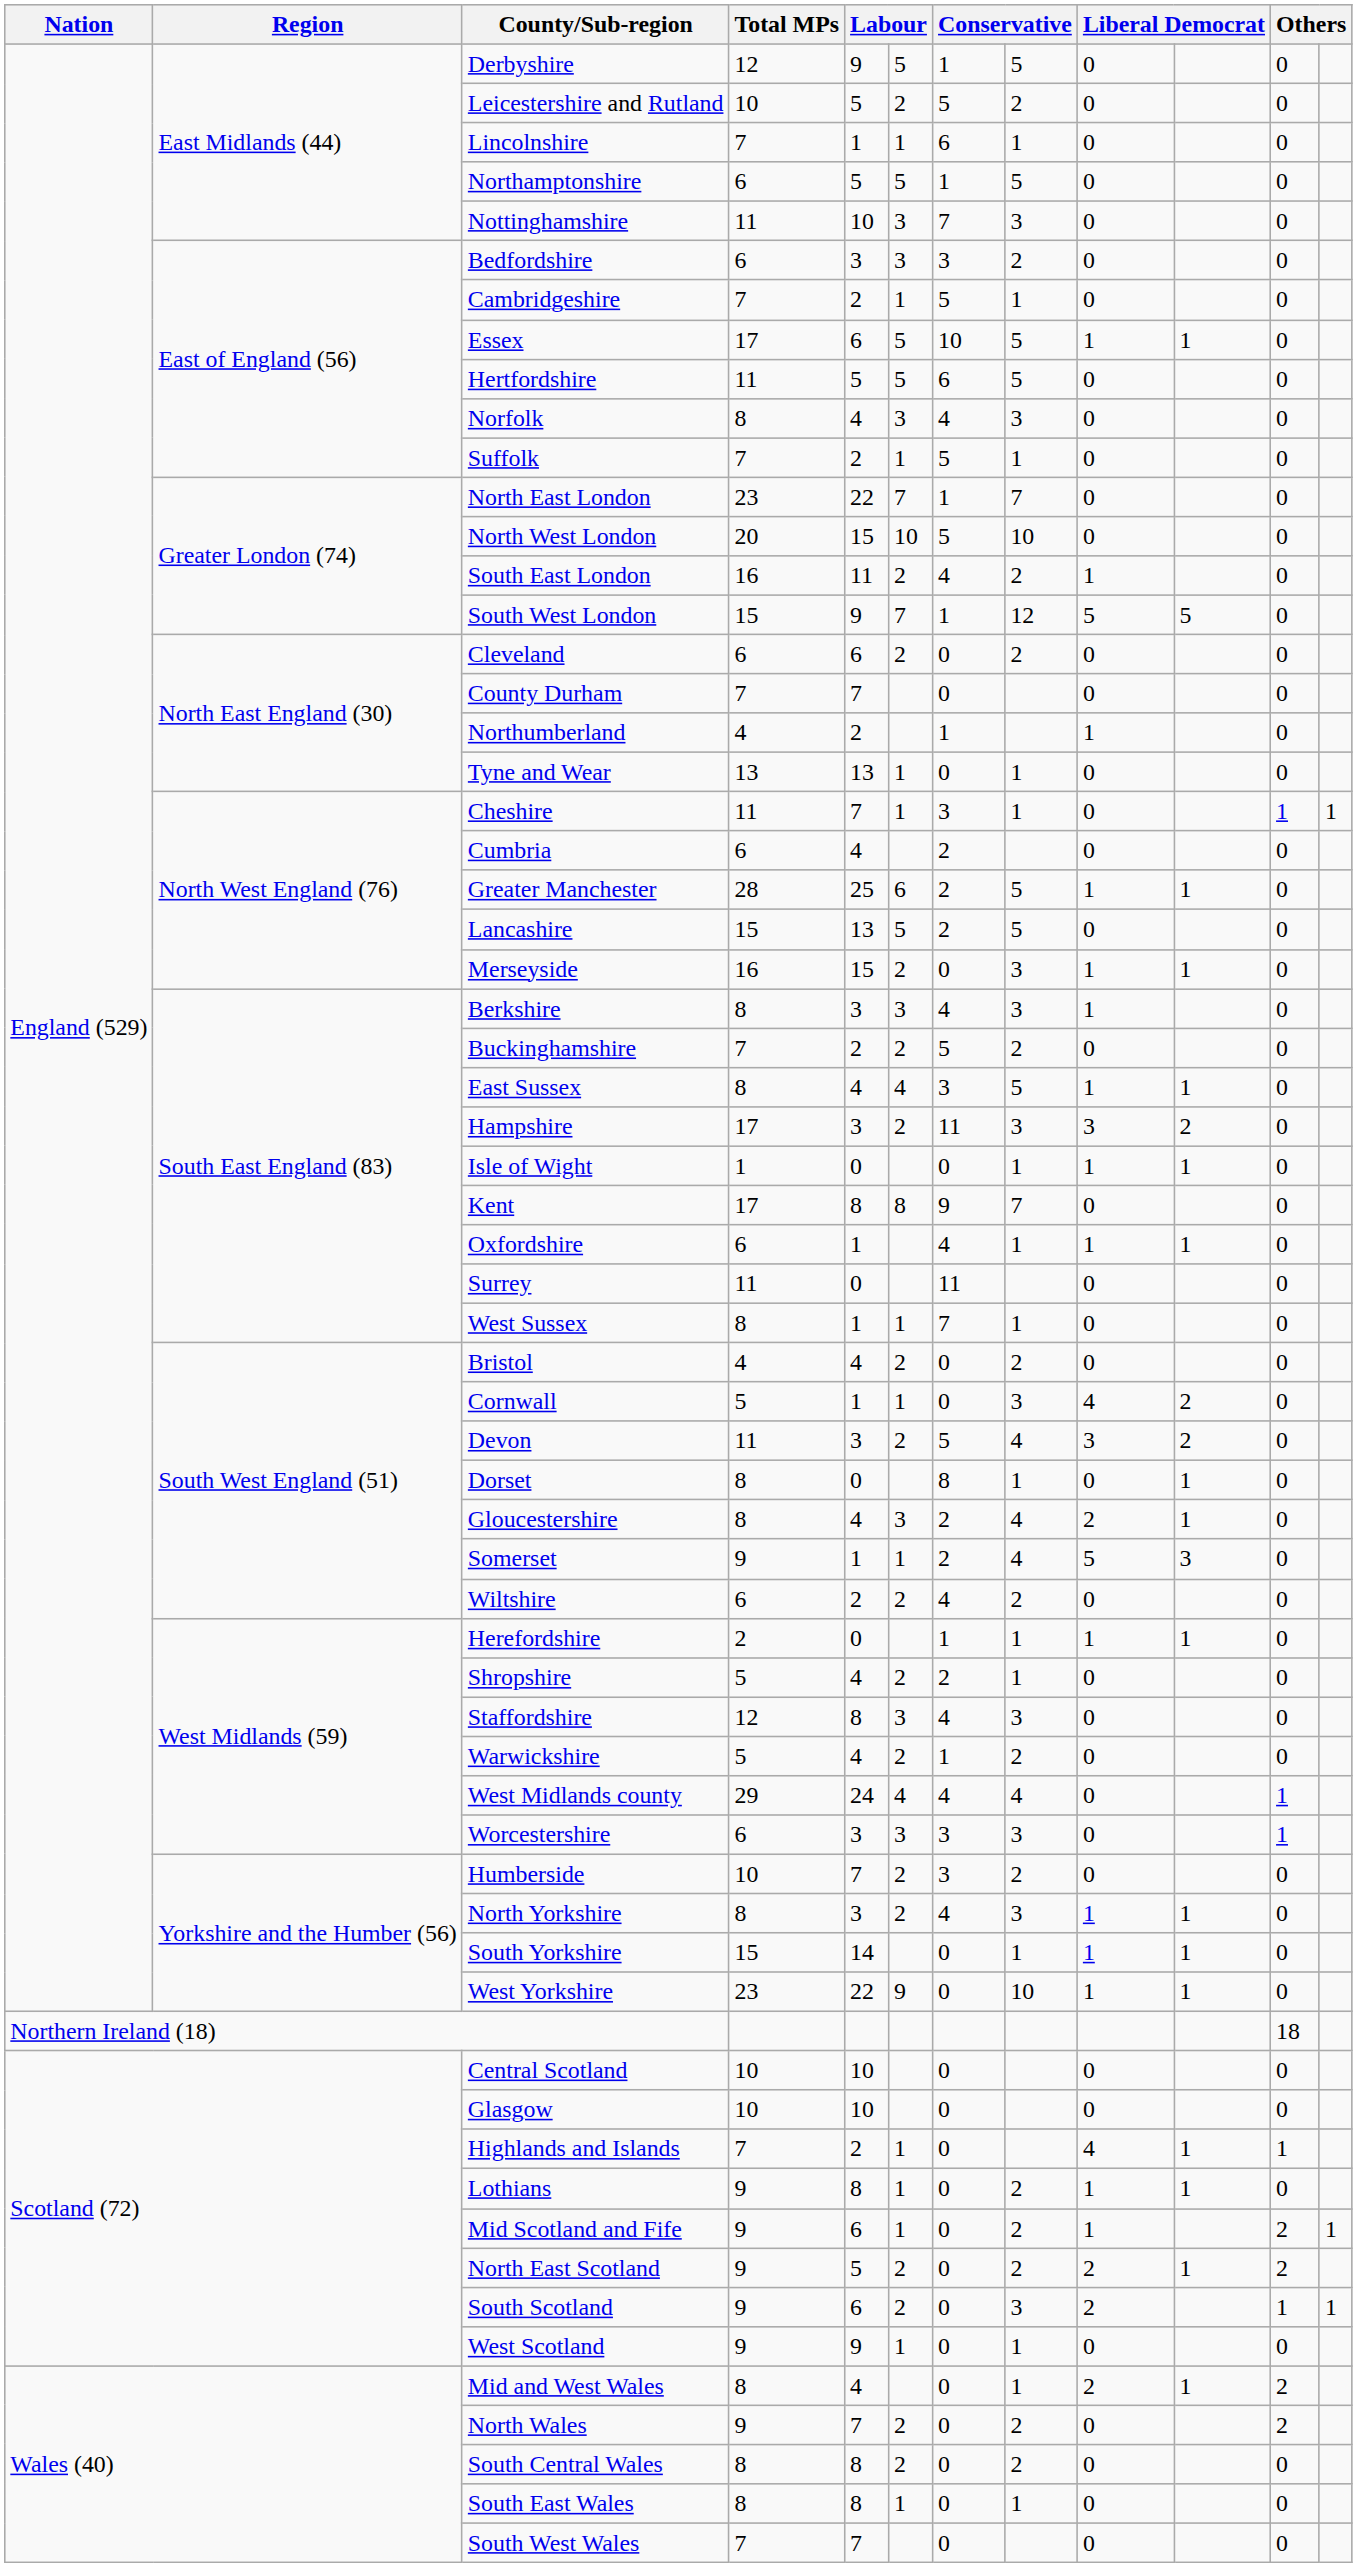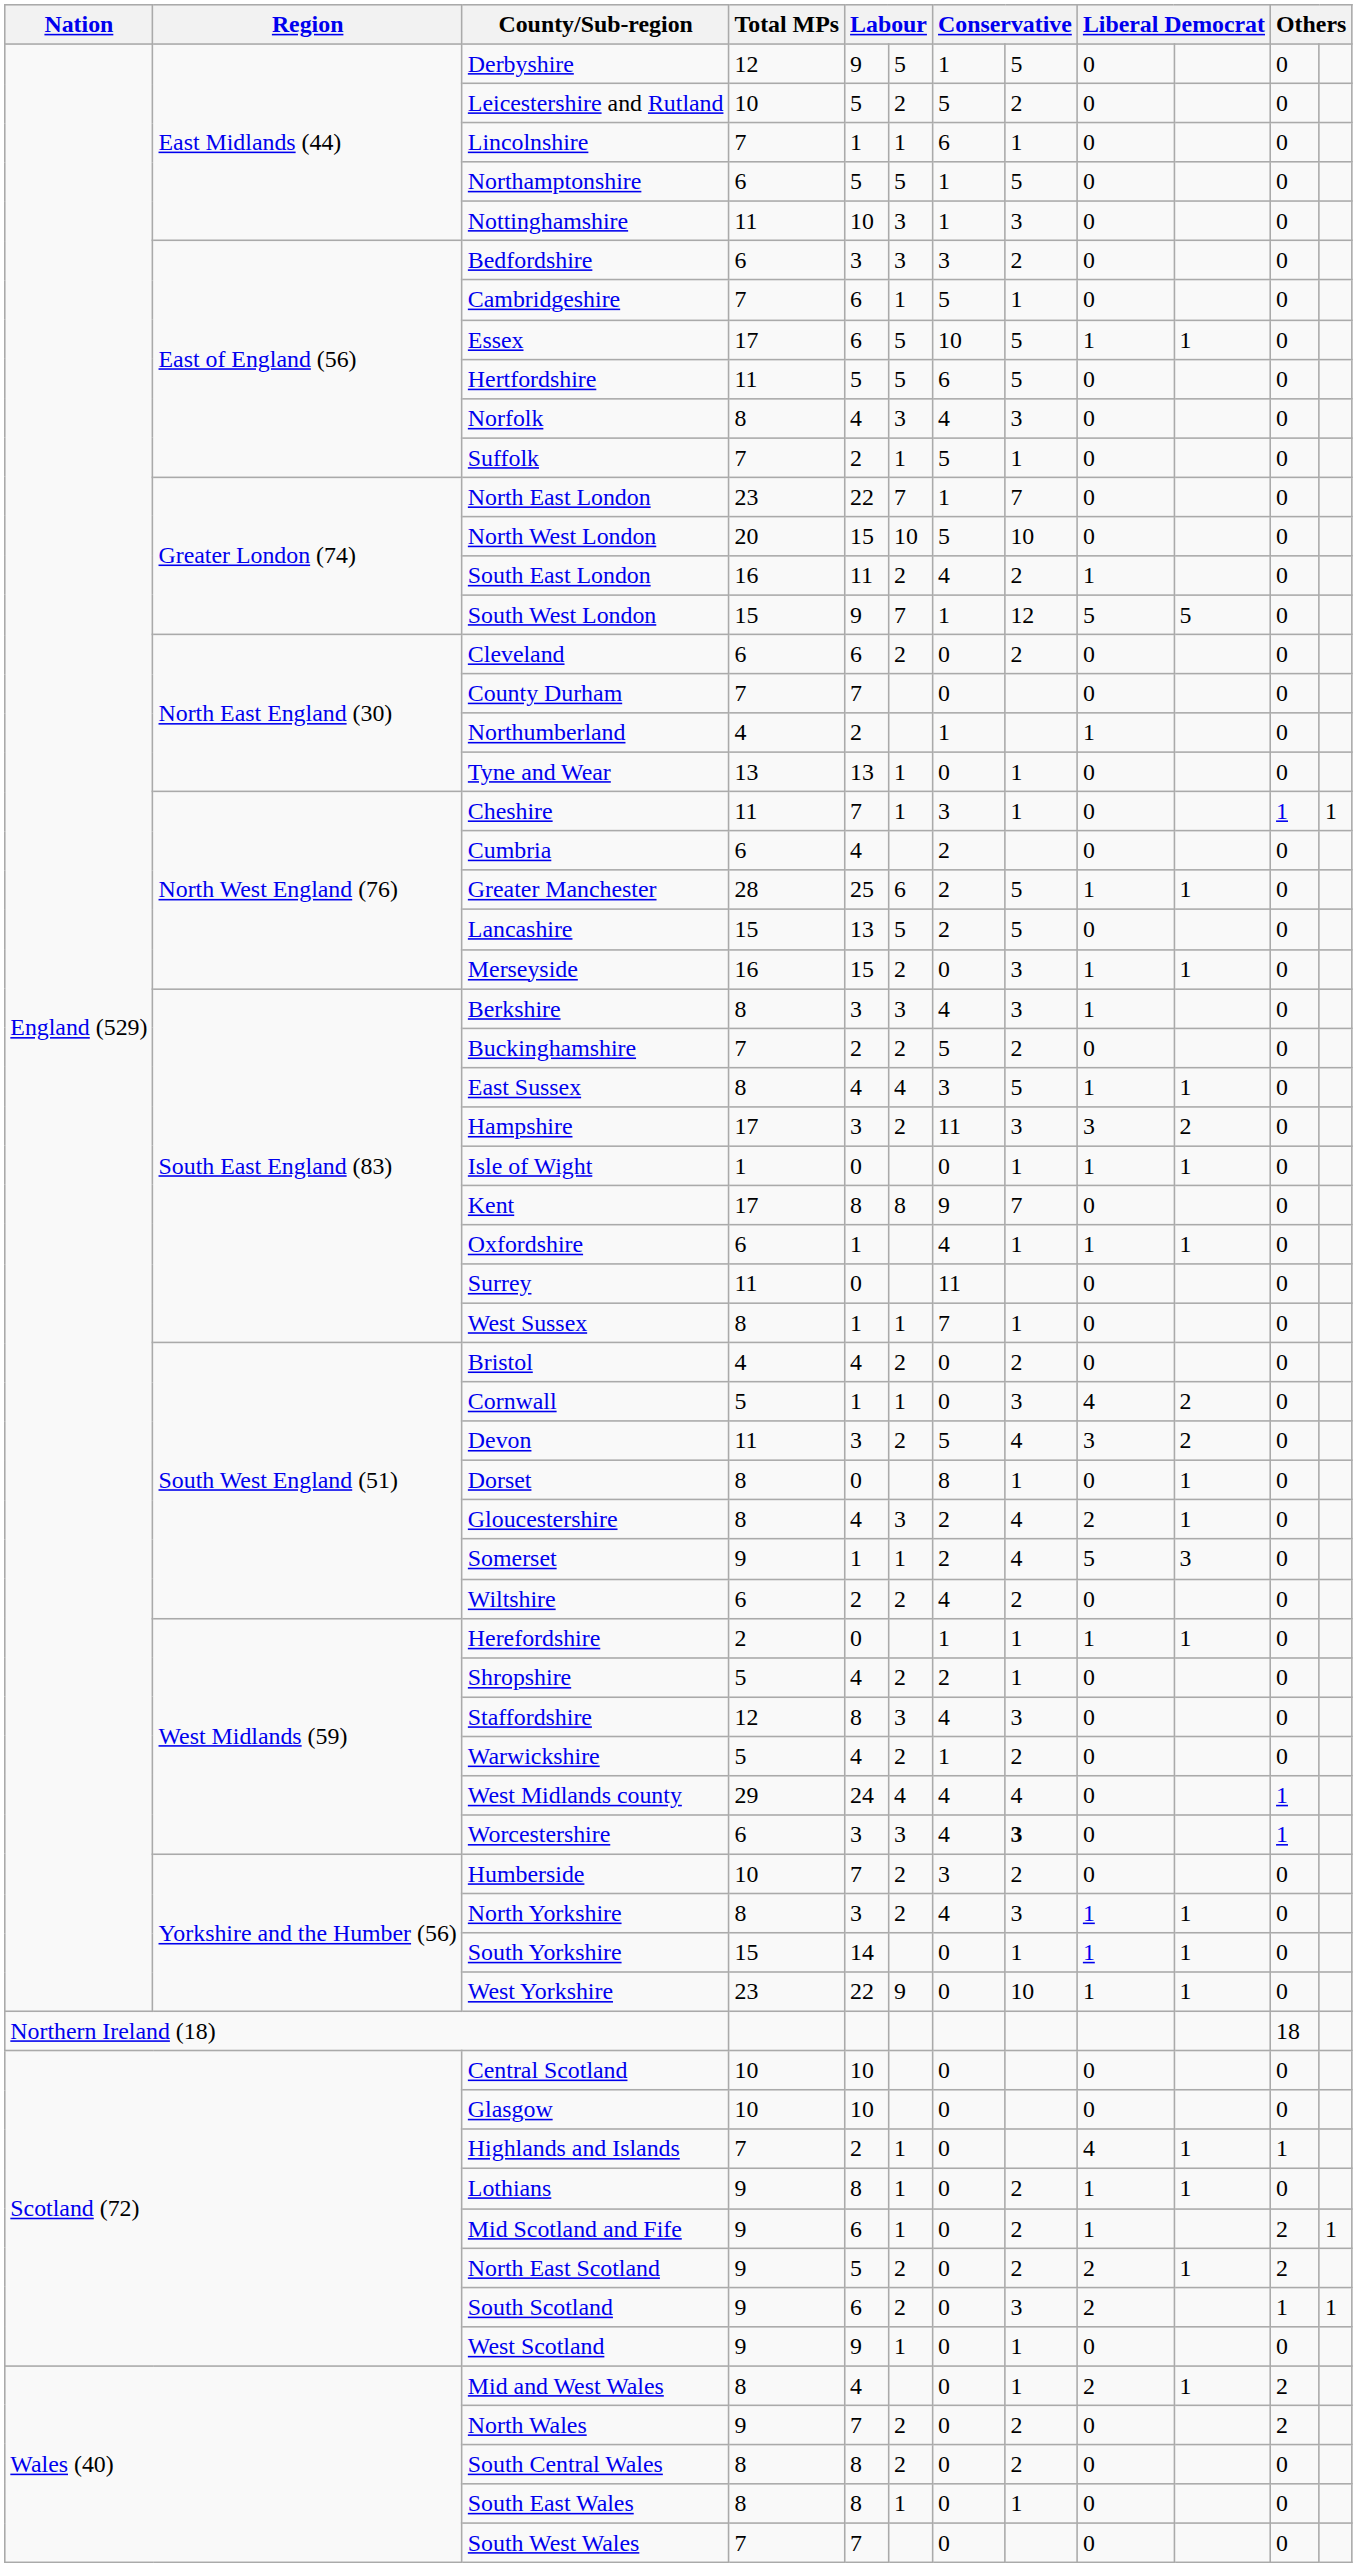(944, 221) 7 -> (944, 221) 1
(856, 299) 2 -> (856, 299) 6
(944, 1834) 3 -> (944, 1834) 4
(1016, 1834) normal -> (1016, 1834) bold
